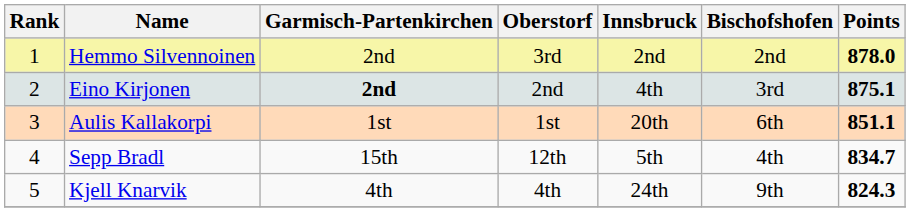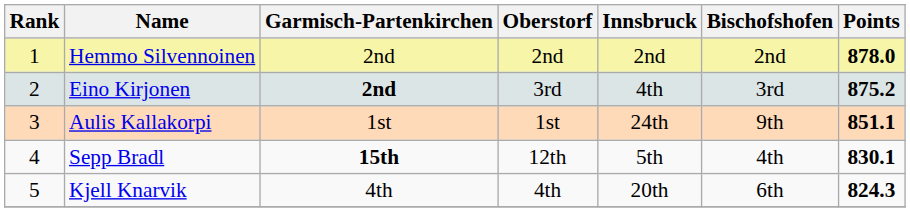(548, 55) 3rd -> (548, 55) 2nd
(548, 88) 2nd -> (548, 88) 3rd
(871, 88) 875.1 -> (871, 88) 875.2
(650, 122) 20th -> (650, 122) 24th
(770, 122) 6th -> (770, 122) 9th
(379, 156) normal -> (379, 156) bold
(871, 156) 834.7 -> (871, 156) 830.1
(650, 190) 24th -> (650, 190) 20th
(770, 190) 9th -> (770, 190) 6th
